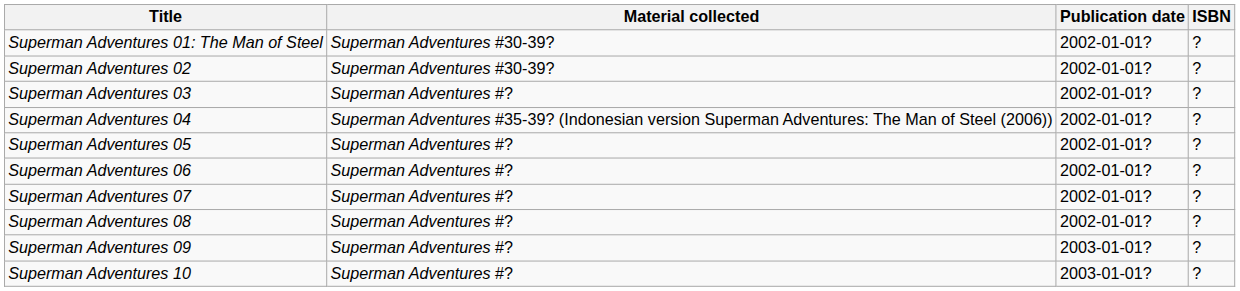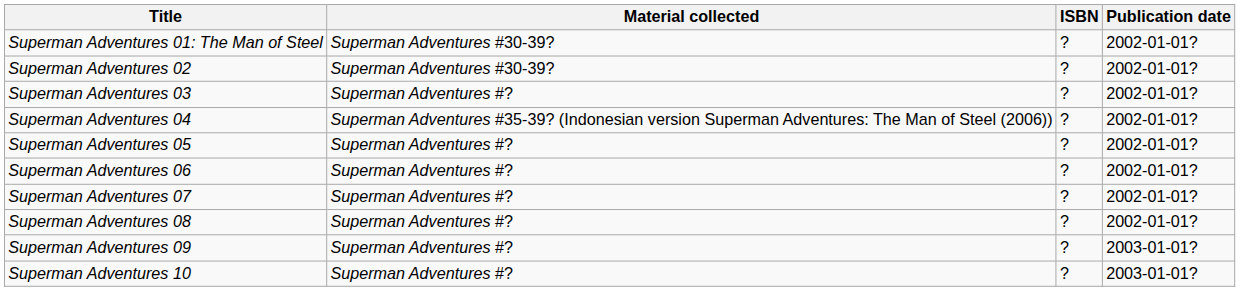columns swapped: (1122, 17) <-> (1212, 17)
